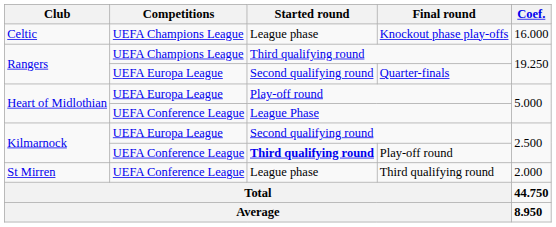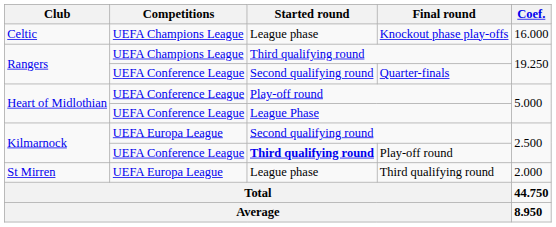(168, 73) UEFA Europa League -> (179, 73) UEFA Conference League
(168, 93) UEFA Europa League -> (179, 93) UEFA Conference League
(179, 172) UEFA Conference League -> (168, 172) UEFA Europa League
